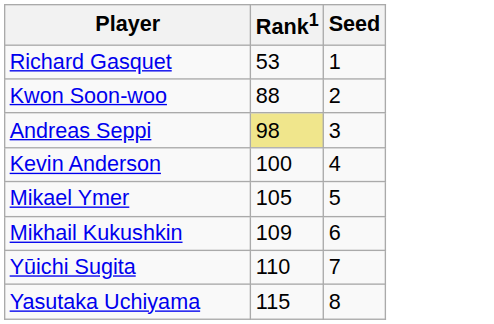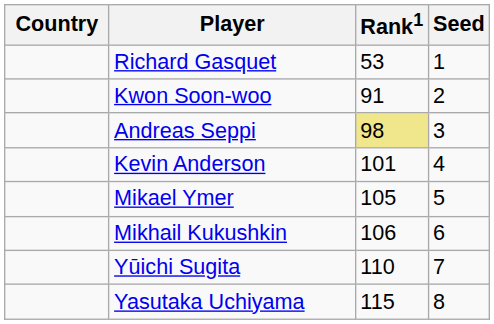+ column: (57, 24)
(268, 95) 88 -> (372, 95) 91
(274, 164) 100 -> (378, 164) 101
(274, 233) 109 -> (378, 233) 106
